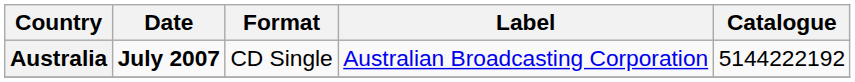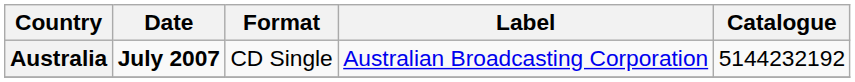(782, 58) 5144222192 -> (782, 58) 5144232192
